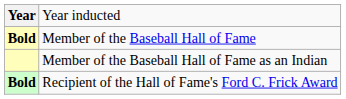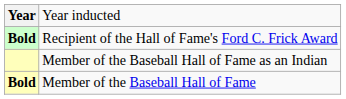rows swapped: (149, 37) <-> (190, 82)
